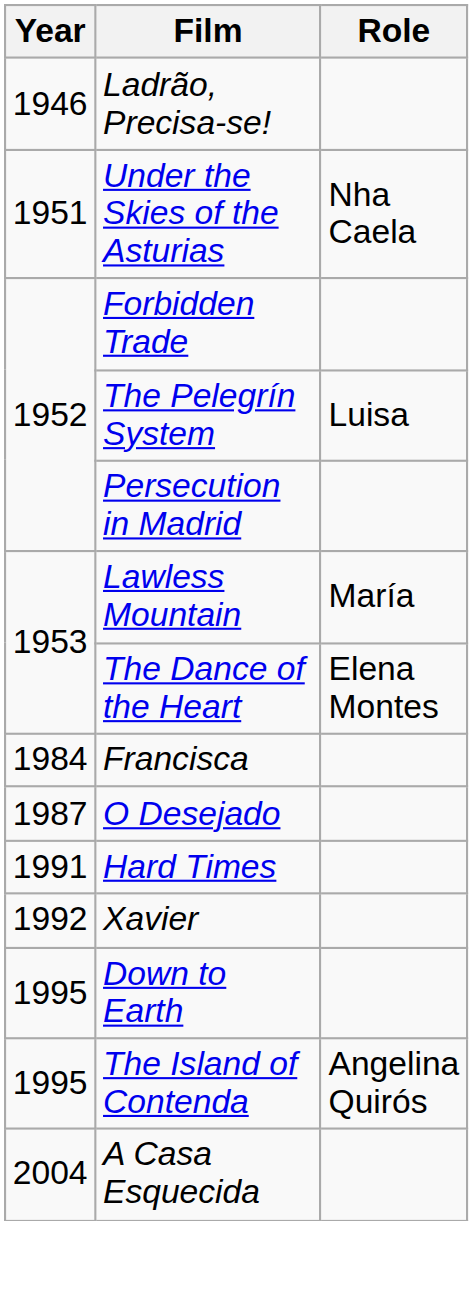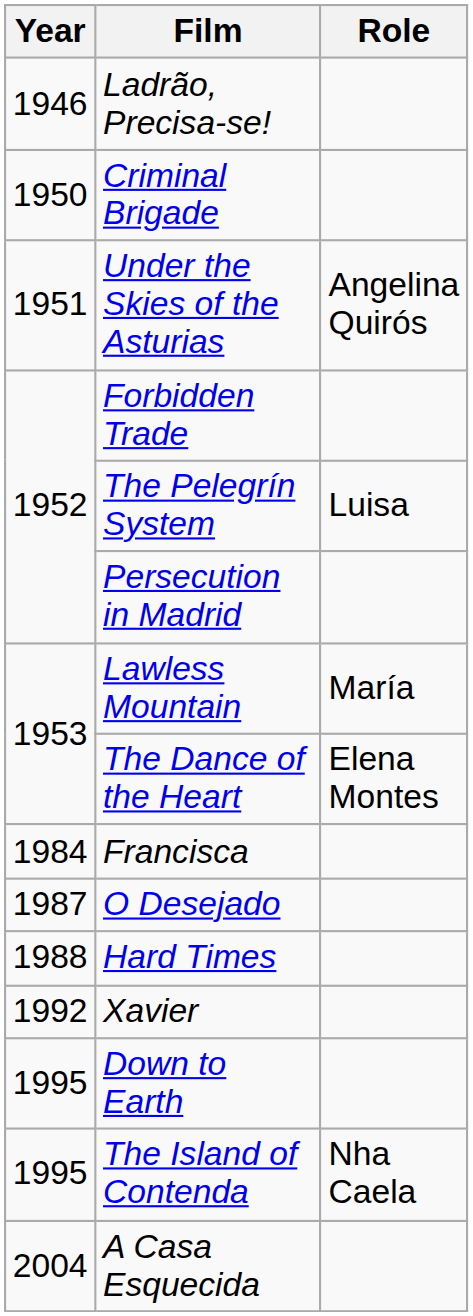+ row: (165, 194)
(372, 213) Nha Caela -> (394, 304) Angelina Quirós
(50, 866) 1991 -> (50, 957) 1988
(394, 1082) Angelina Quirós -> (372, 1174) Nha Caela
